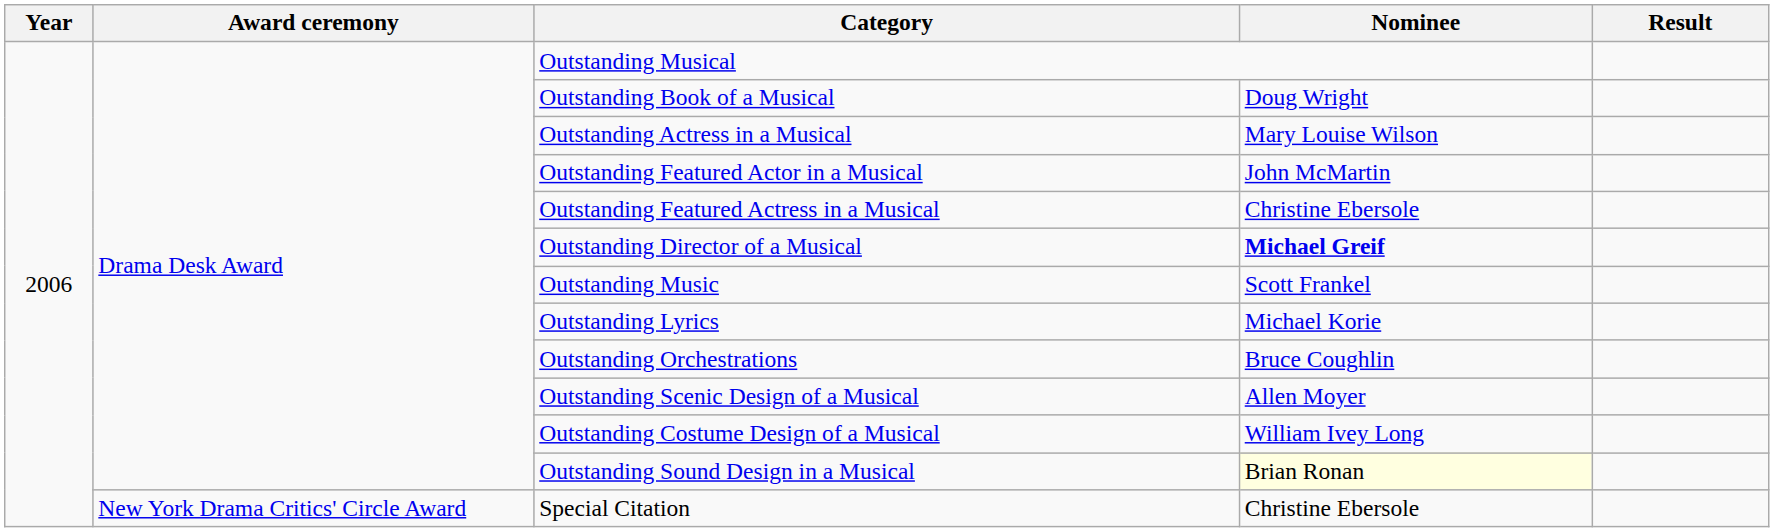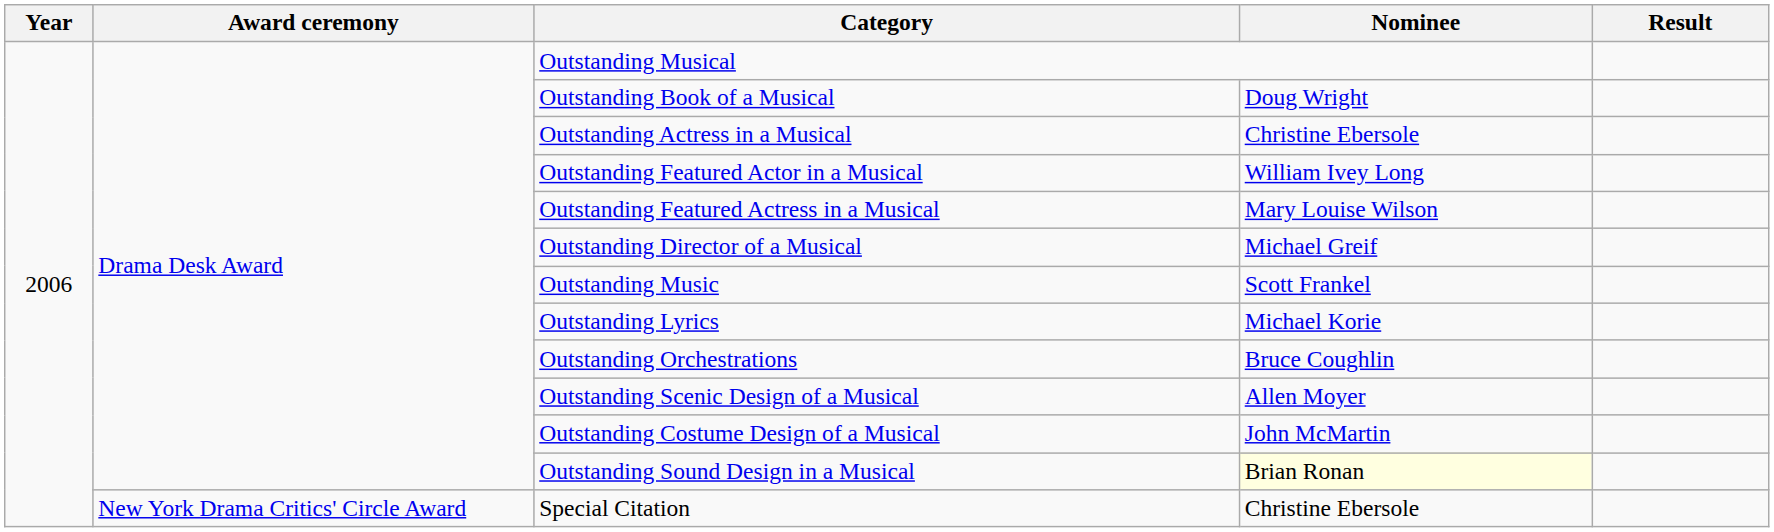(1341, 135) Mary Louise Wilson -> (1332, 135) Christine Ebersole
(1318, 172) John McMartin -> (1334, 172) William Ivey Long
(1332, 209) Christine Ebersole -> (1341, 209) Mary Louise Wilson
(1315, 246) bold -> (1311, 246) normal
(1334, 433) William Ivey Long -> (1318, 433) John McMartin
